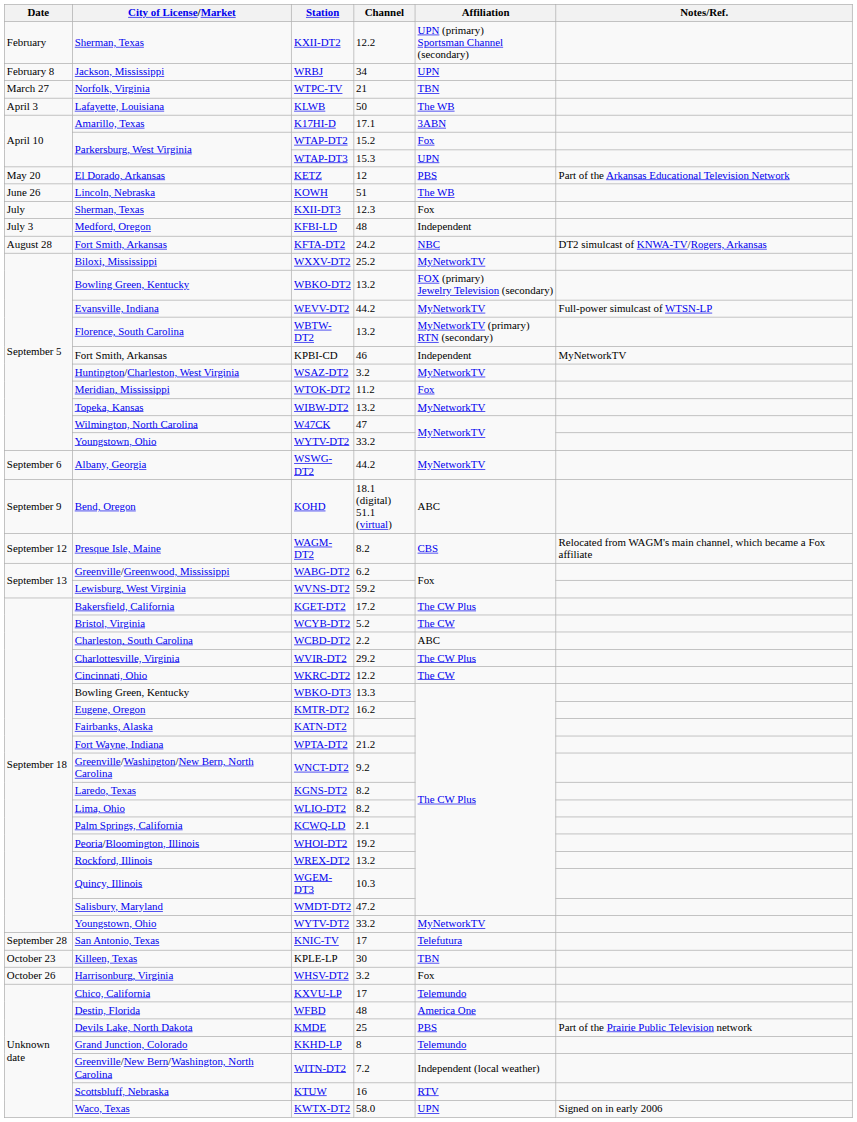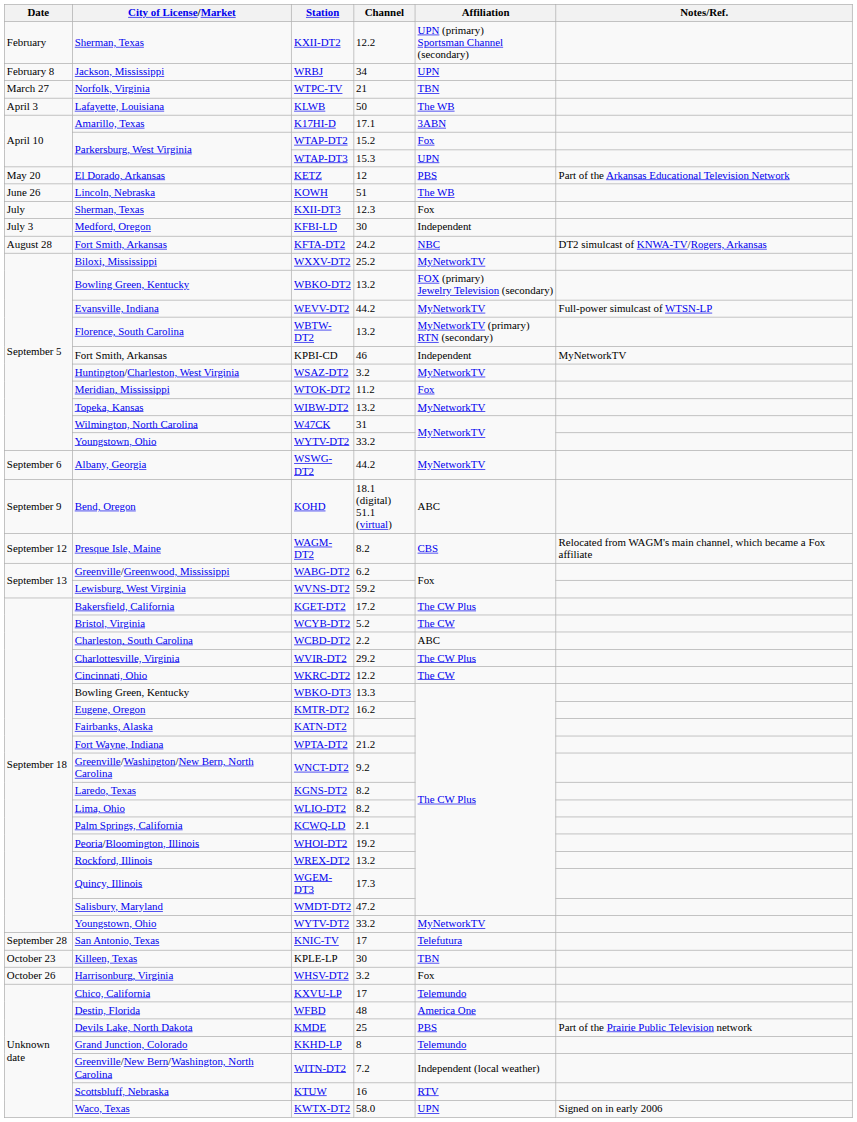(362, 227) 48 -> (362, 227) 30
(362, 424) 47 -> (362, 424) 31
(366, 883) 10.3 -> (366, 883) 17.3
